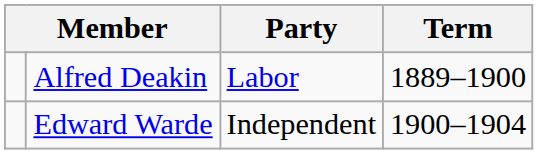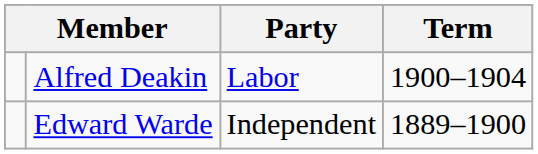(458, 76) 1889–1900 -> (458, 76) 1900–1904
(458, 124) 1900–1904 -> (458, 124) 1889–1900
